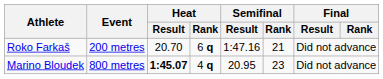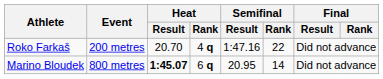(205, 48) 6 q -> (205, 48) 4 q
(278, 48) 21 -> (278, 48) 22
(205, 65) 4 q -> (205, 65) 6 q
(278, 65) 23 -> (278, 65) 14
